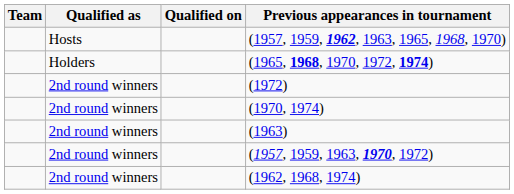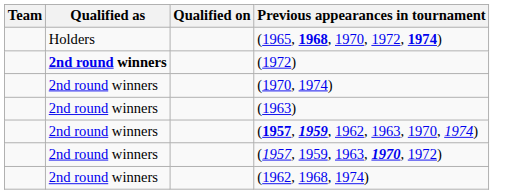- row: (377, 39)
(103, 85) normal -> (108, 62) bold
+ row: (368, 131)
